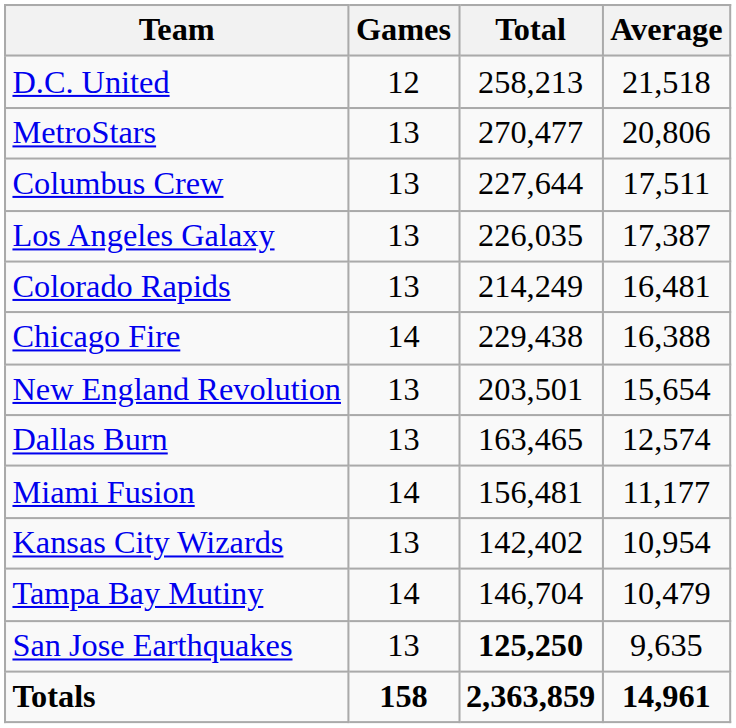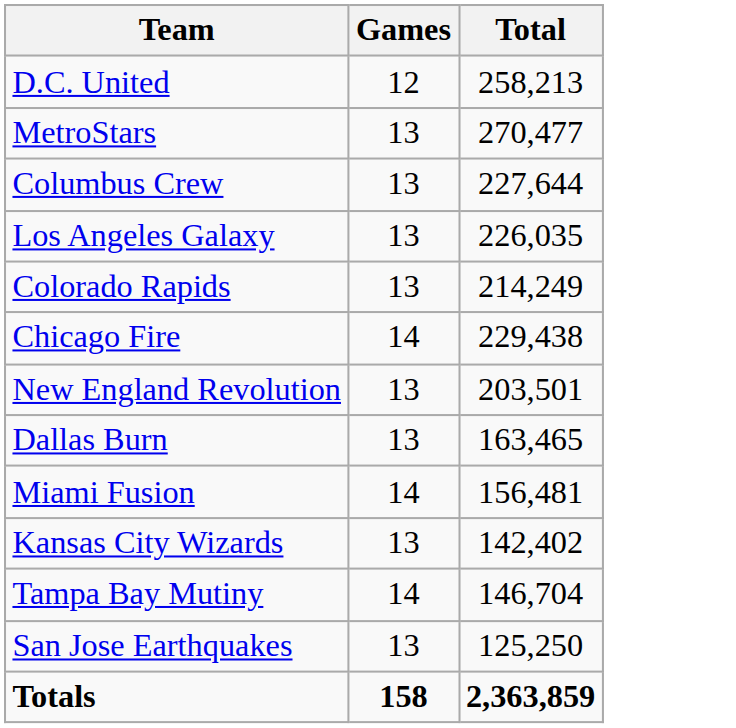- column: (666, 30)
(531, 645) bold -> (531, 645) normal
